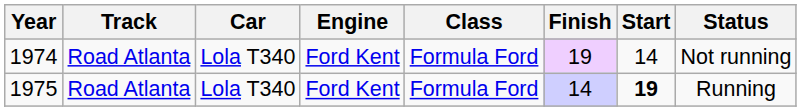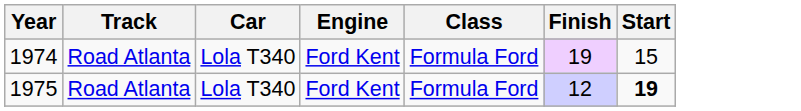- column: (736, 22)
(646, 56) 14 -> (646, 56) 15
(580, 90) 14 -> (580, 90) 12
